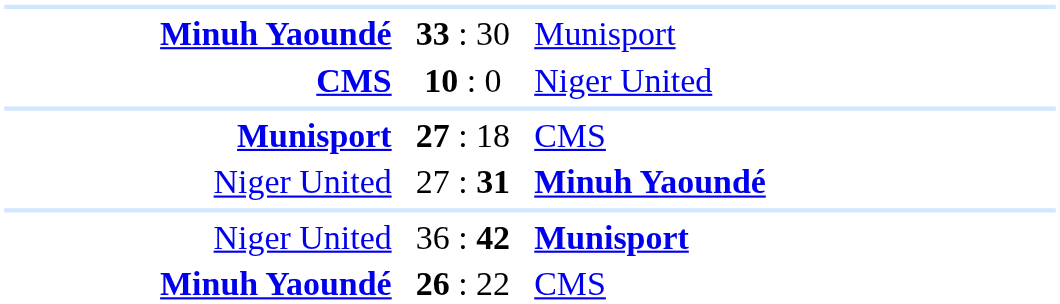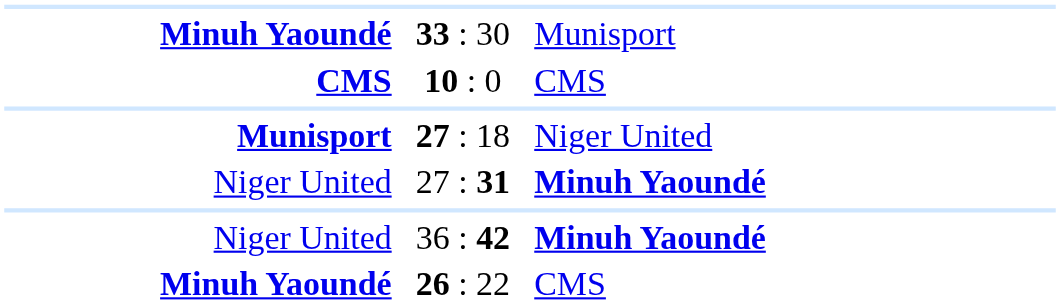(623, 80) Niger United -> (570, 80) CMS
(570, 135) CMS -> (623, 135) Niger United
(612, 237) Munisport -> (650, 237) Minuh Yaoundé
